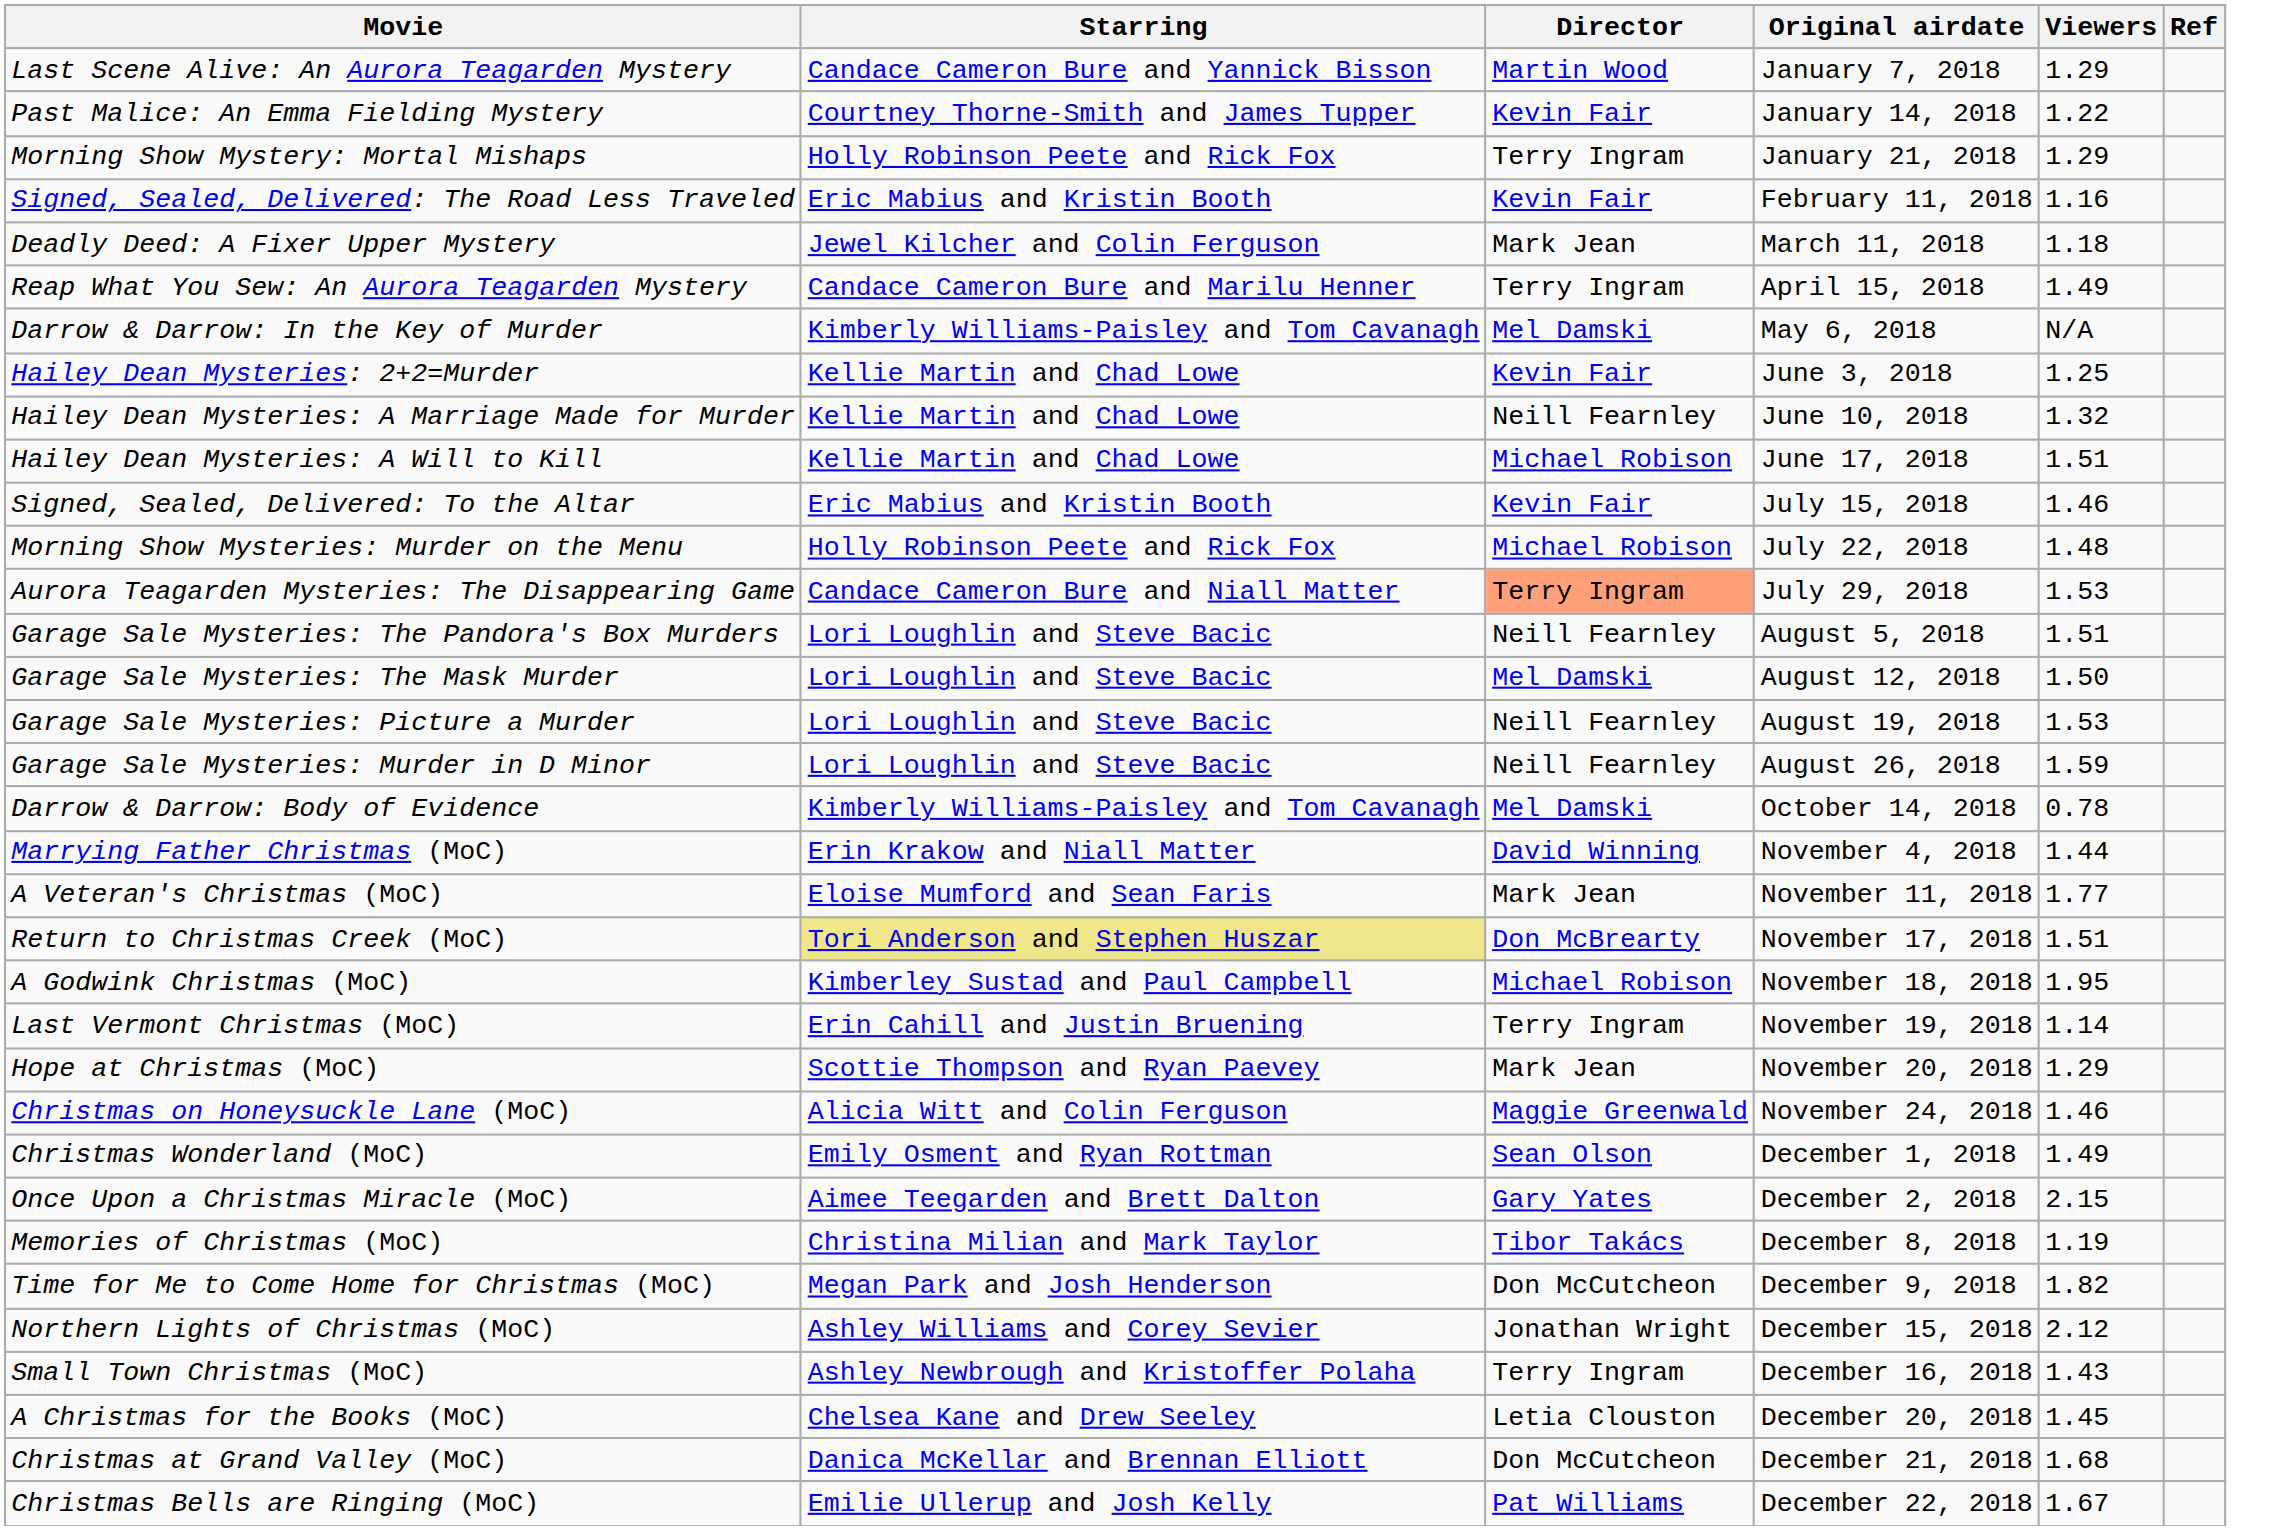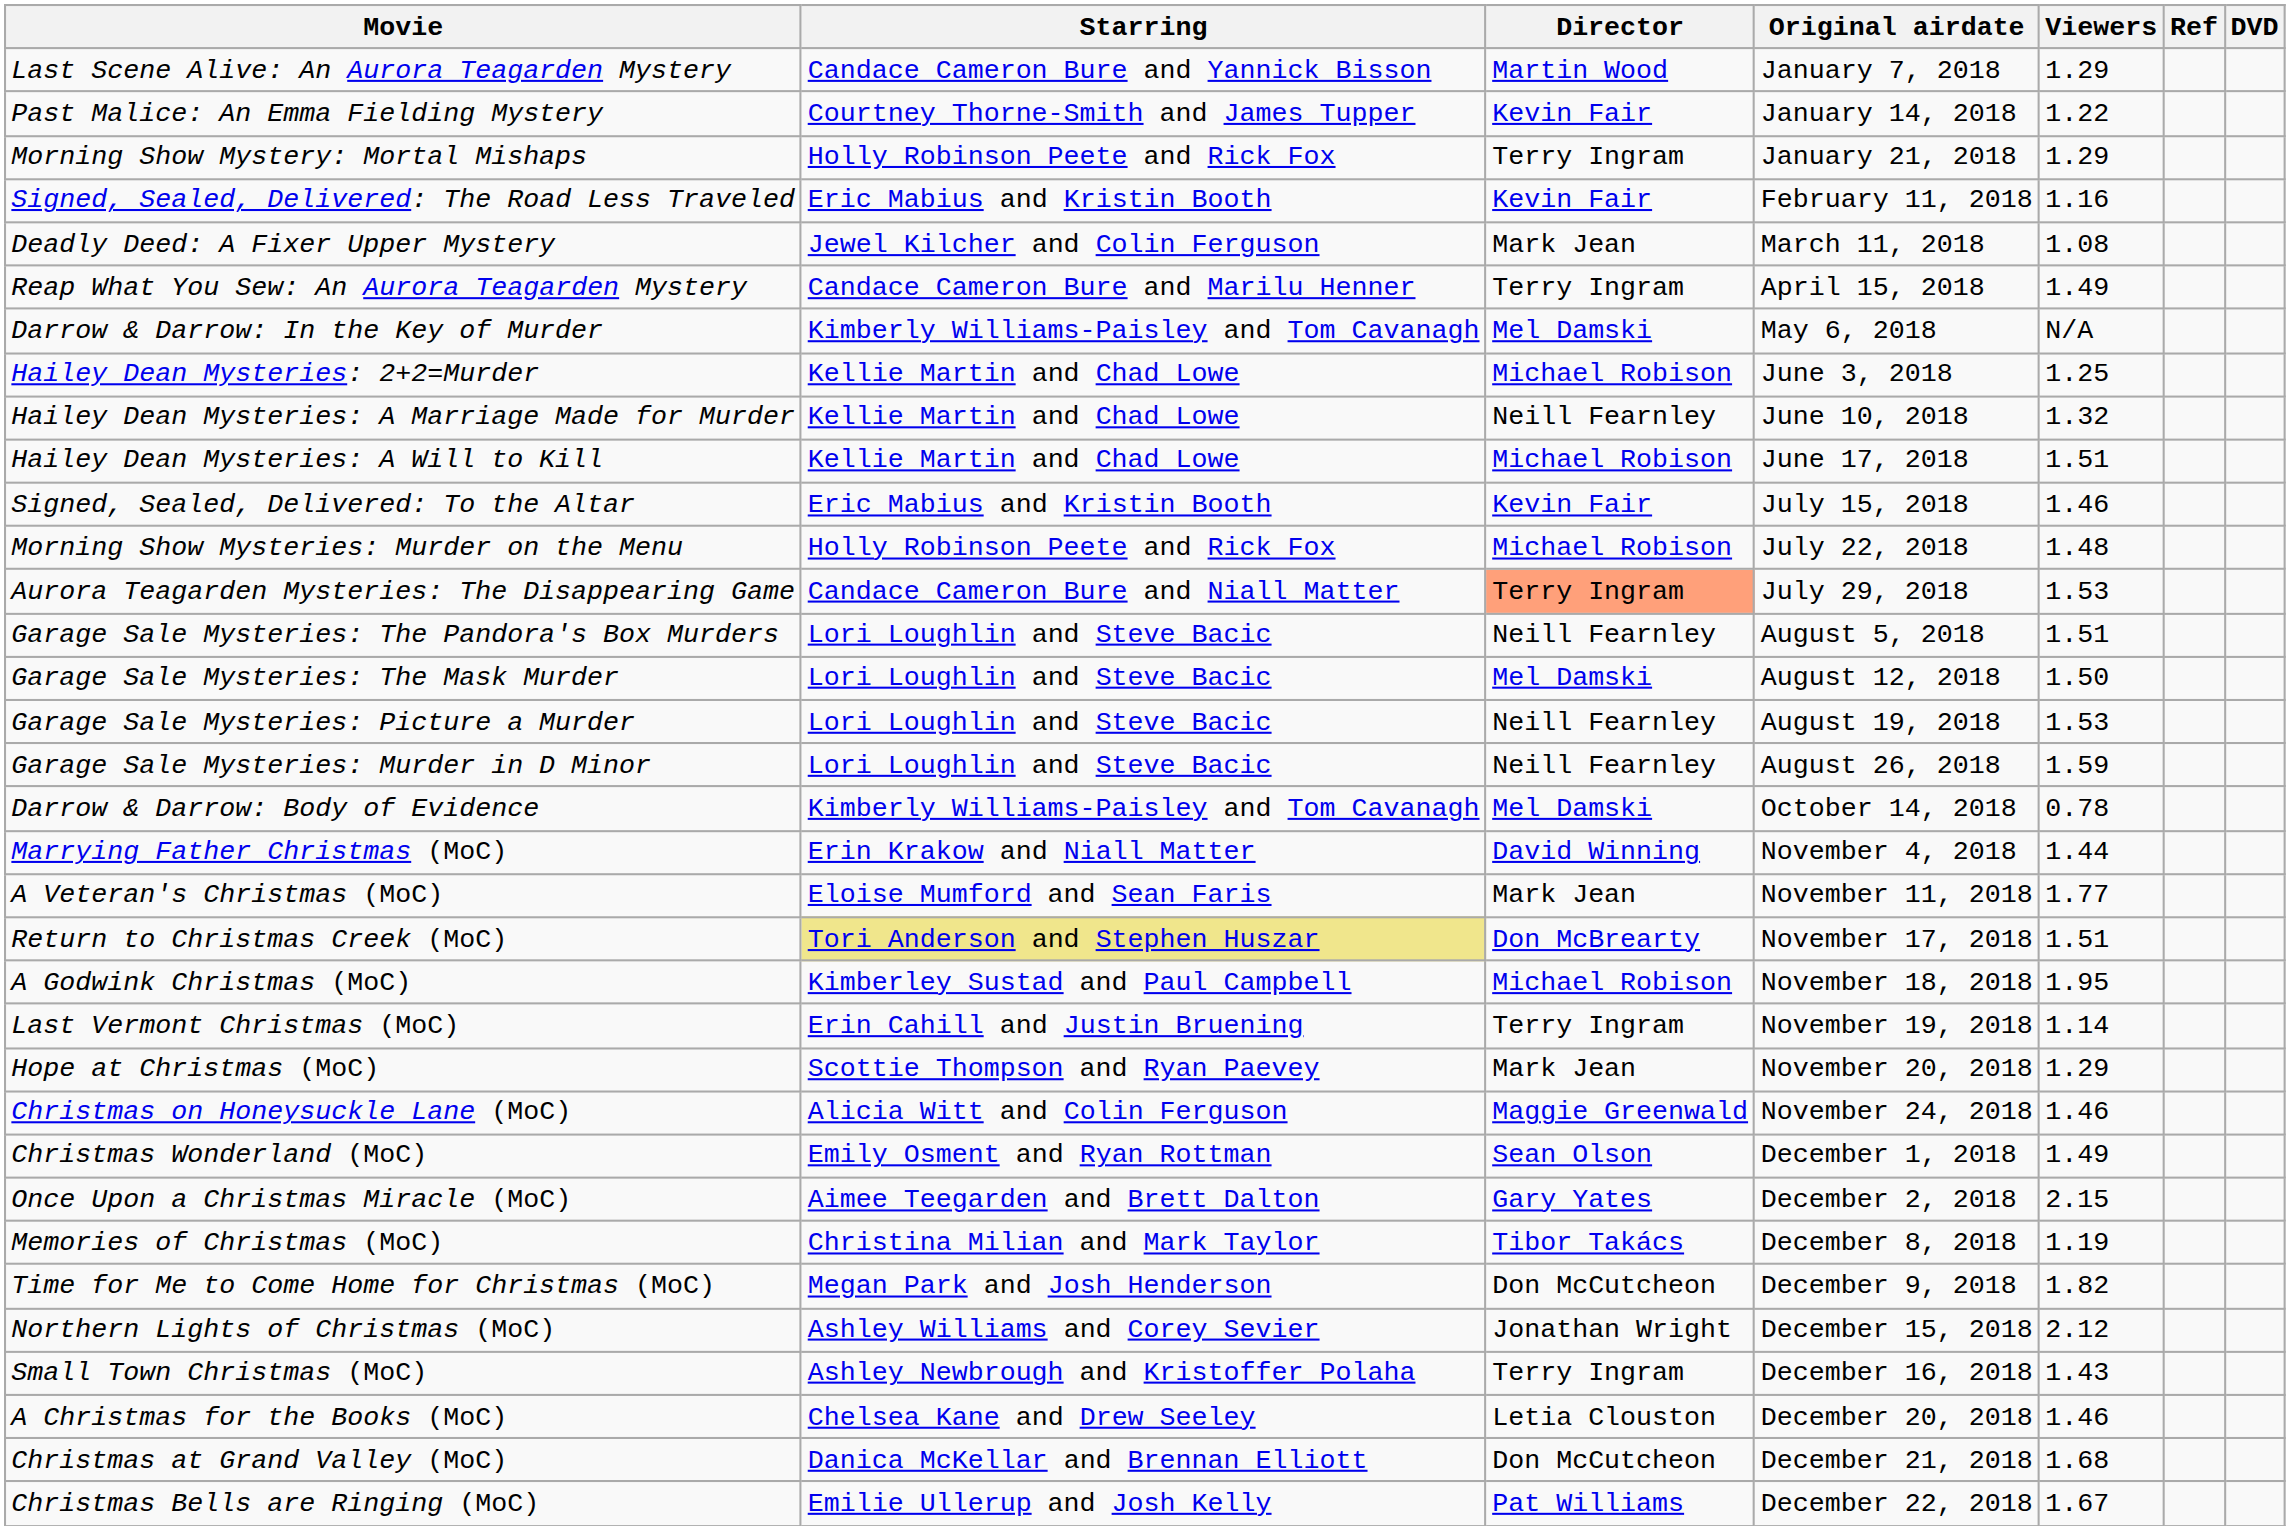+ column: (2255, 27)
(2077, 244) 1.18 -> (2077, 244) 1.08
(1572, 374) Kevin Fair -> (1612, 374) Michael Robison
(2077, 1417) 1.45 -> (2077, 1417) 1.46
